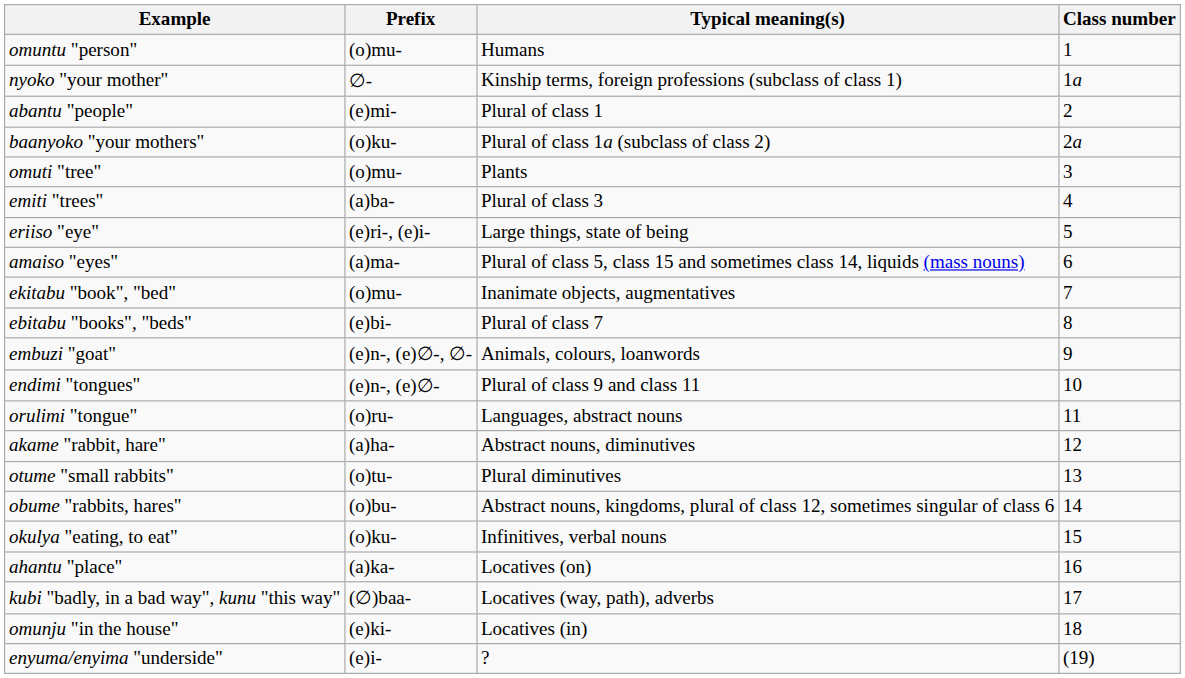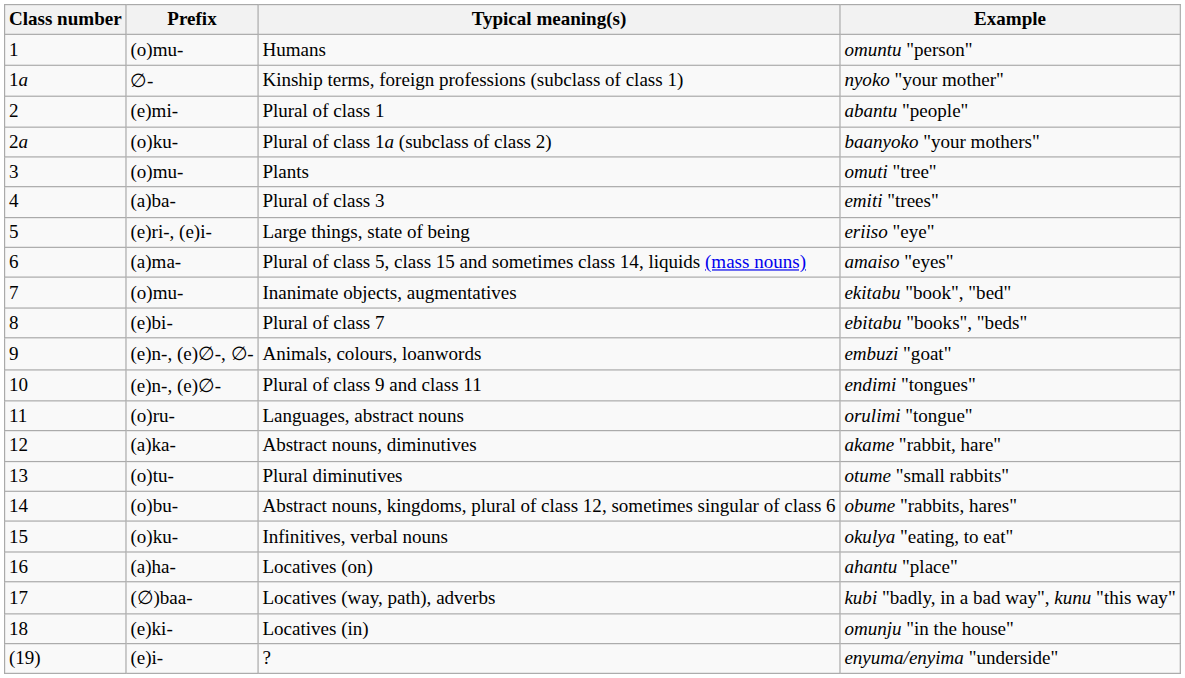columns swapped: (1119, 19) <-> (175, 19)
(372, 445) (a)ha- -> (153, 445) (a)ka-
(372, 566) (a)ka- -> (153, 566) (a)ha-
